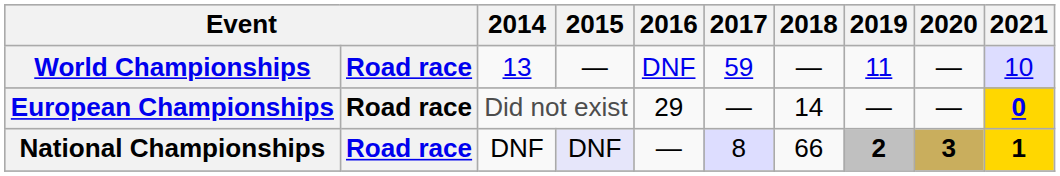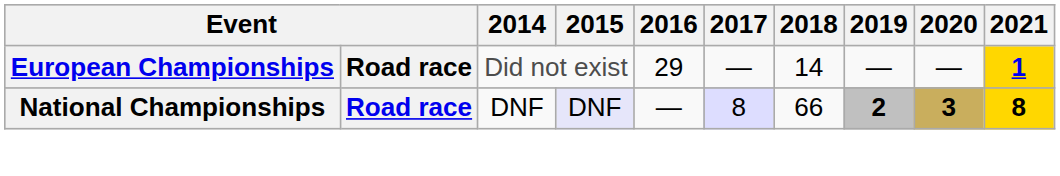- row: (172, 66)
(1019, 107) 0 -> (1019, 66) 1
(1019, 149) 1 -> (1019, 107) 8
